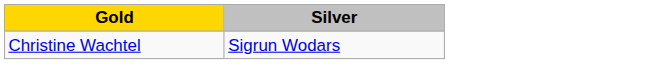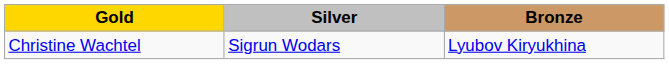+ column: (554, 17)
